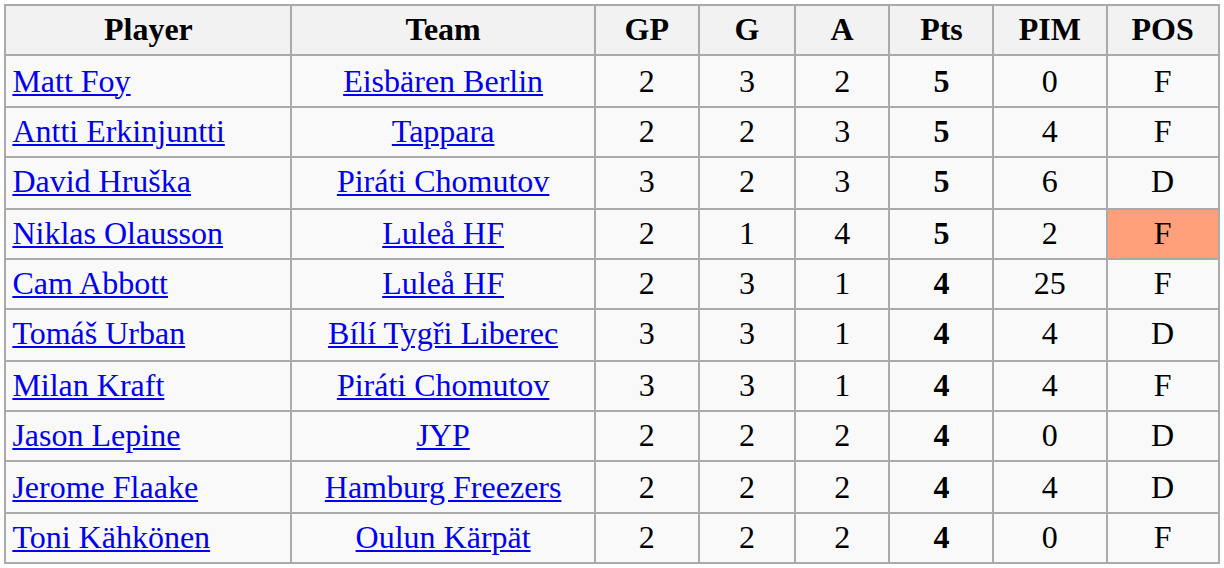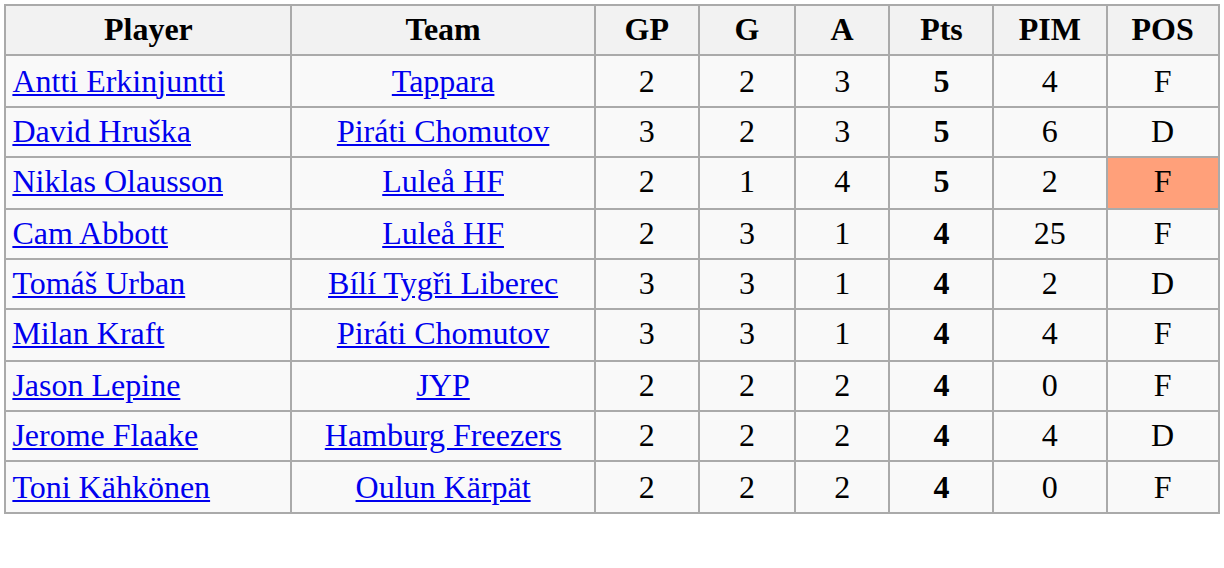- row: (72, 80)
(1050, 334) 4 -> (1050, 283) 2
(1163, 435) D -> (1163, 385) F
